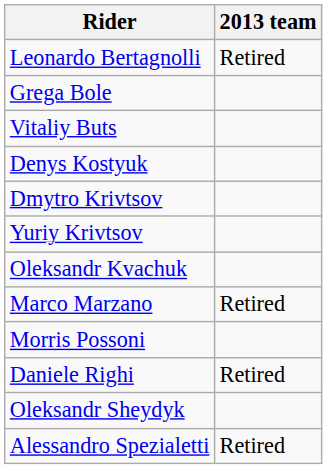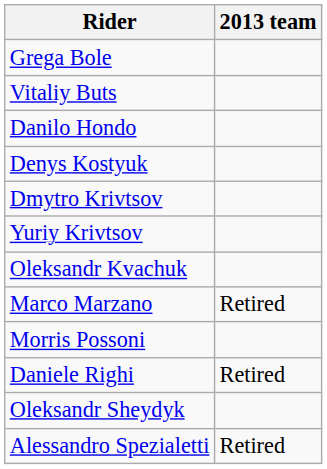- row: (105, 57)
+ row: (73, 127)
